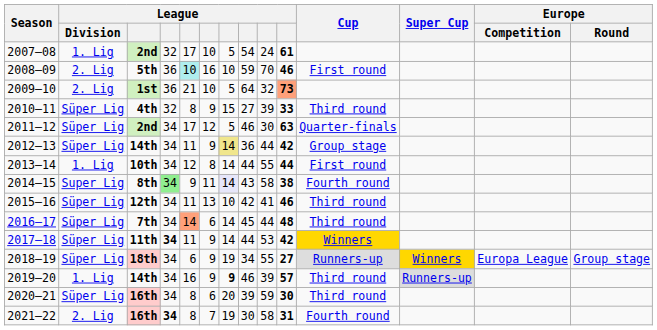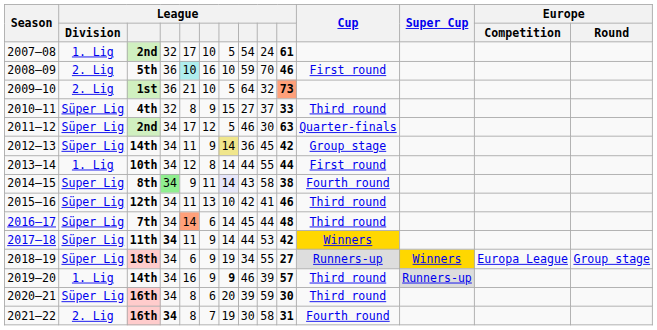(267, 108) 39 -> (267, 108) 37
(267, 146) 44 -> (267, 146) 45
